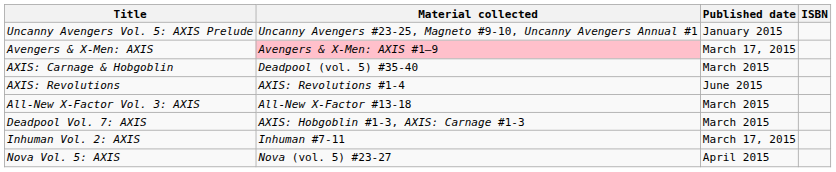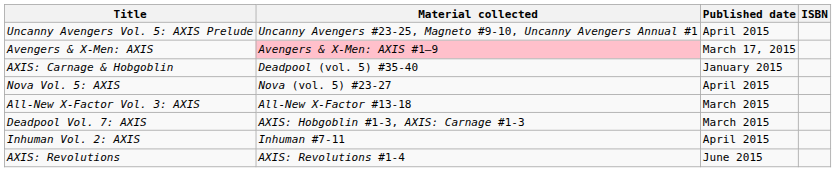(743, 31) January 2015 -> (736, 31) April 2015
(736, 67) March 2015 -> (743, 67) January 2015
rows swapped: (64, 85) <-> (64, 158)
(749, 139) March 17, 2015 -> (736, 139) April 2015
